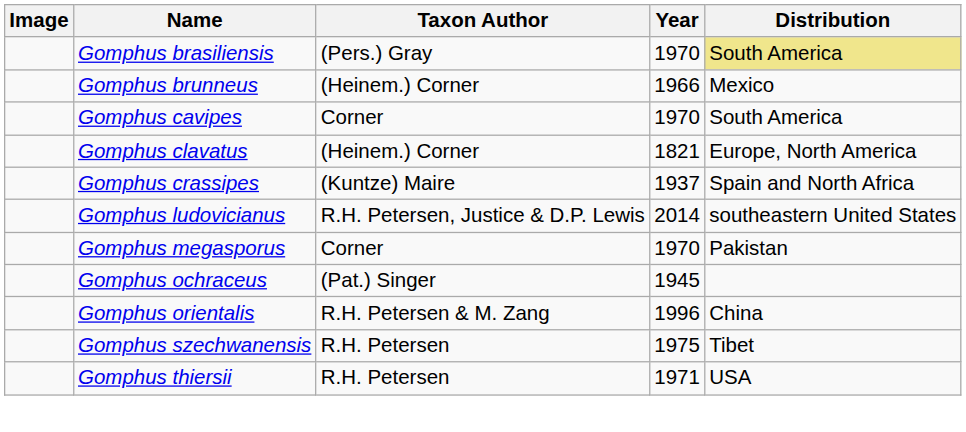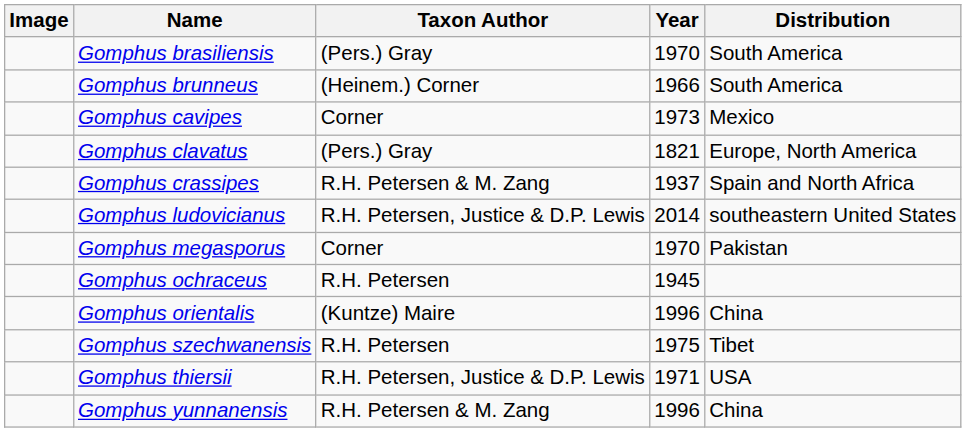(776, 53) khaki background -> (776, 53) no background
(742, 85) Mexico -> (776, 85) South America
(677, 118) 1970 -> (677, 118) 1973
(776, 118) South America -> (742, 118) Mexico
(400, 150) (Heinem.) Corner -> (377, 150) (Pers.) Gray
(388, 183) (Kuntze) Maire -> (435, 183) R.H. Petersen & M. Zang
(378, 280) (Pat.) Singer -> (385, 280) R.H. Petersen
(435, 313) R.H. Petersen & M. Zang -> (388, 313) (Kuntze) Maire
(385, 378) R.H. Petersen -> (483, 378) R.H. Petersen, Justice & D.P. Lewis
+ row: (183, 410)
